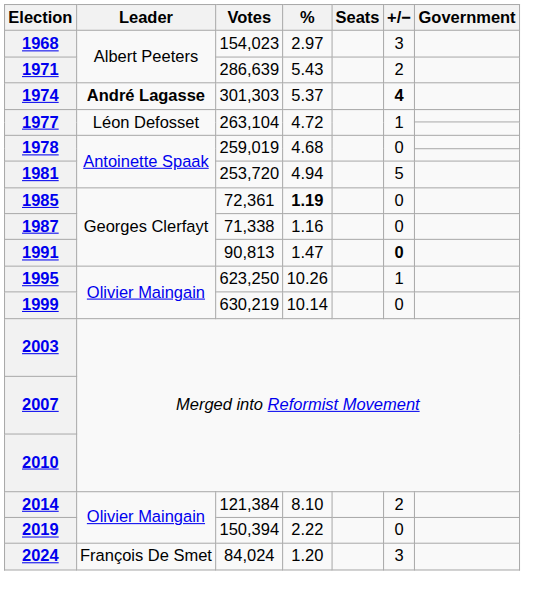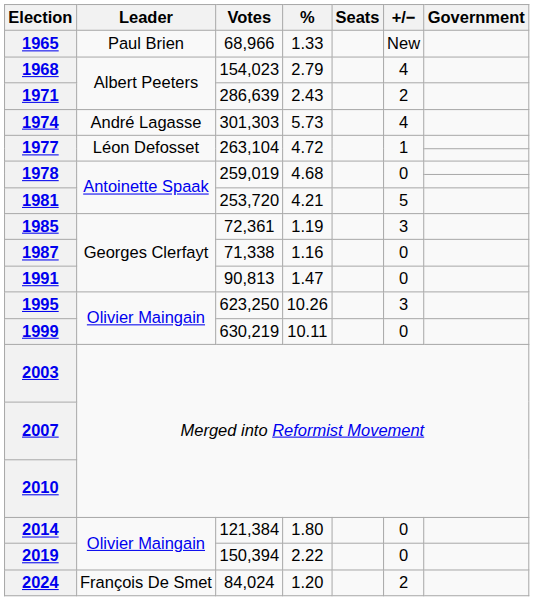+ row: (40, 43)
(307, 43) 2.97 -> (307, 69) 2.79
(399, 43) 3 -> (404, 69) 4
(307, 69) 5.43 -> (307, 95) 2.43
(146, 95) bold -> (146, 122) normal
(307, 95) 5.37 -> (307, 122) 5.73
(399, 95) bold -> (404, 122) normal
(307, 174) 4.94 -> (307, 200) 4.21
(307, 200) bold -> (307, 226) normal
(399, 200) 0 -> (404, 226) 3
(399, 252) bold -> (404, 278) normal
(399, 278) 1 -> (404, 305) 3
(307, 305) 10.14 -> (307, 331) 10.11
(307, 504) 8.10 -> (307, 530) 1.80
(399, 504) 2 -> (404, 530) 0
(399, 556) 3 -> (404, 582) 2
